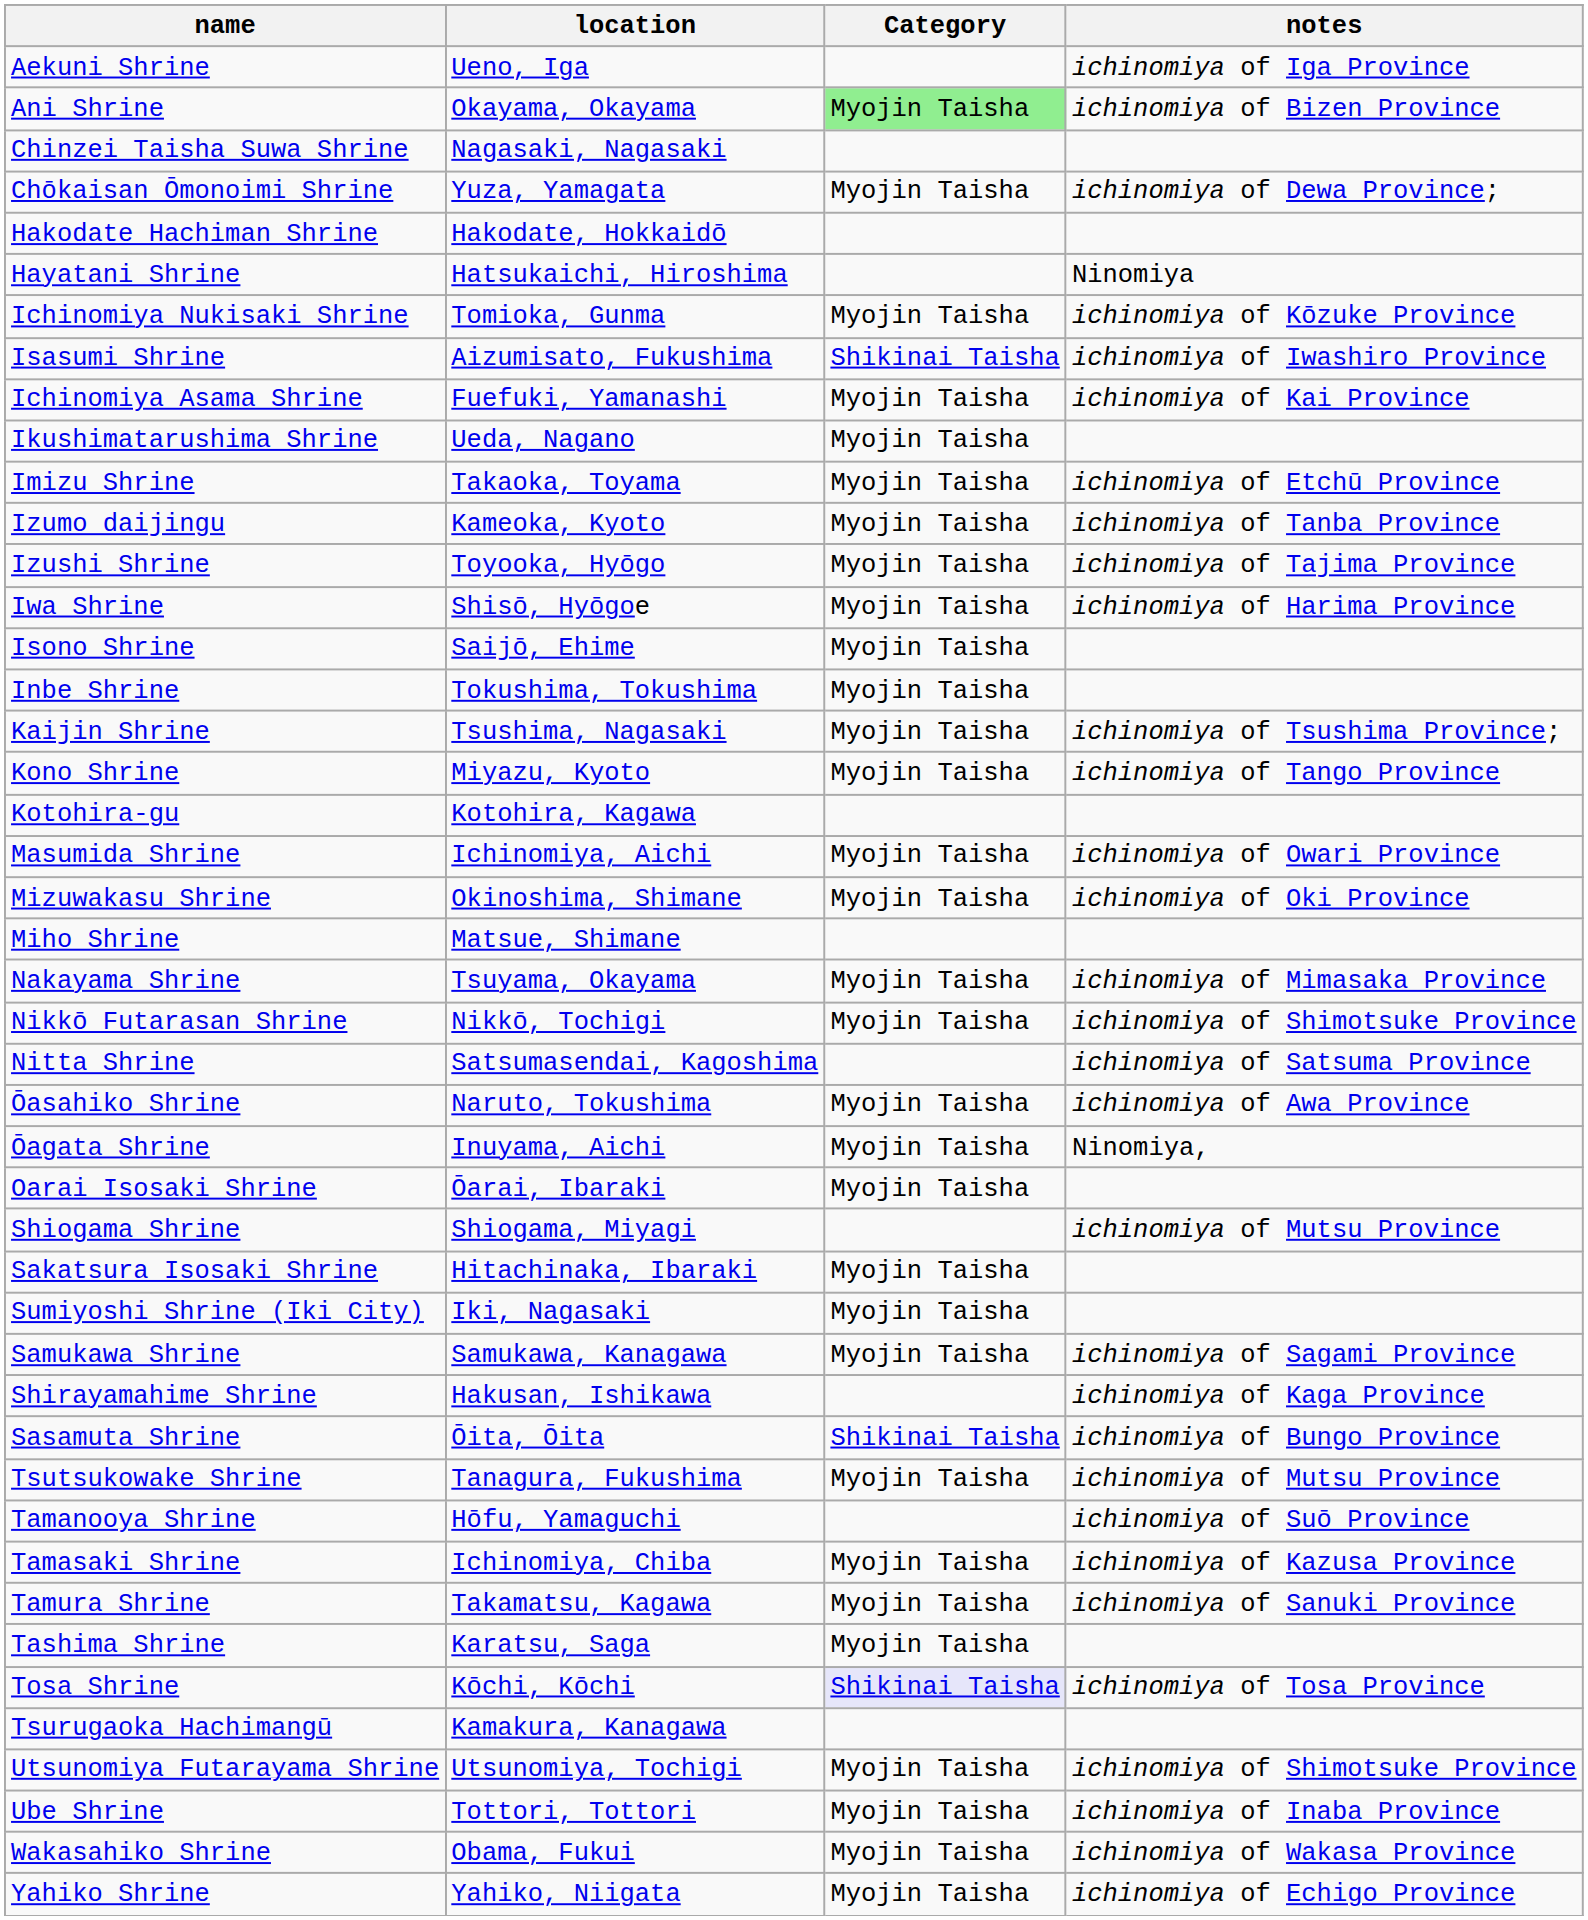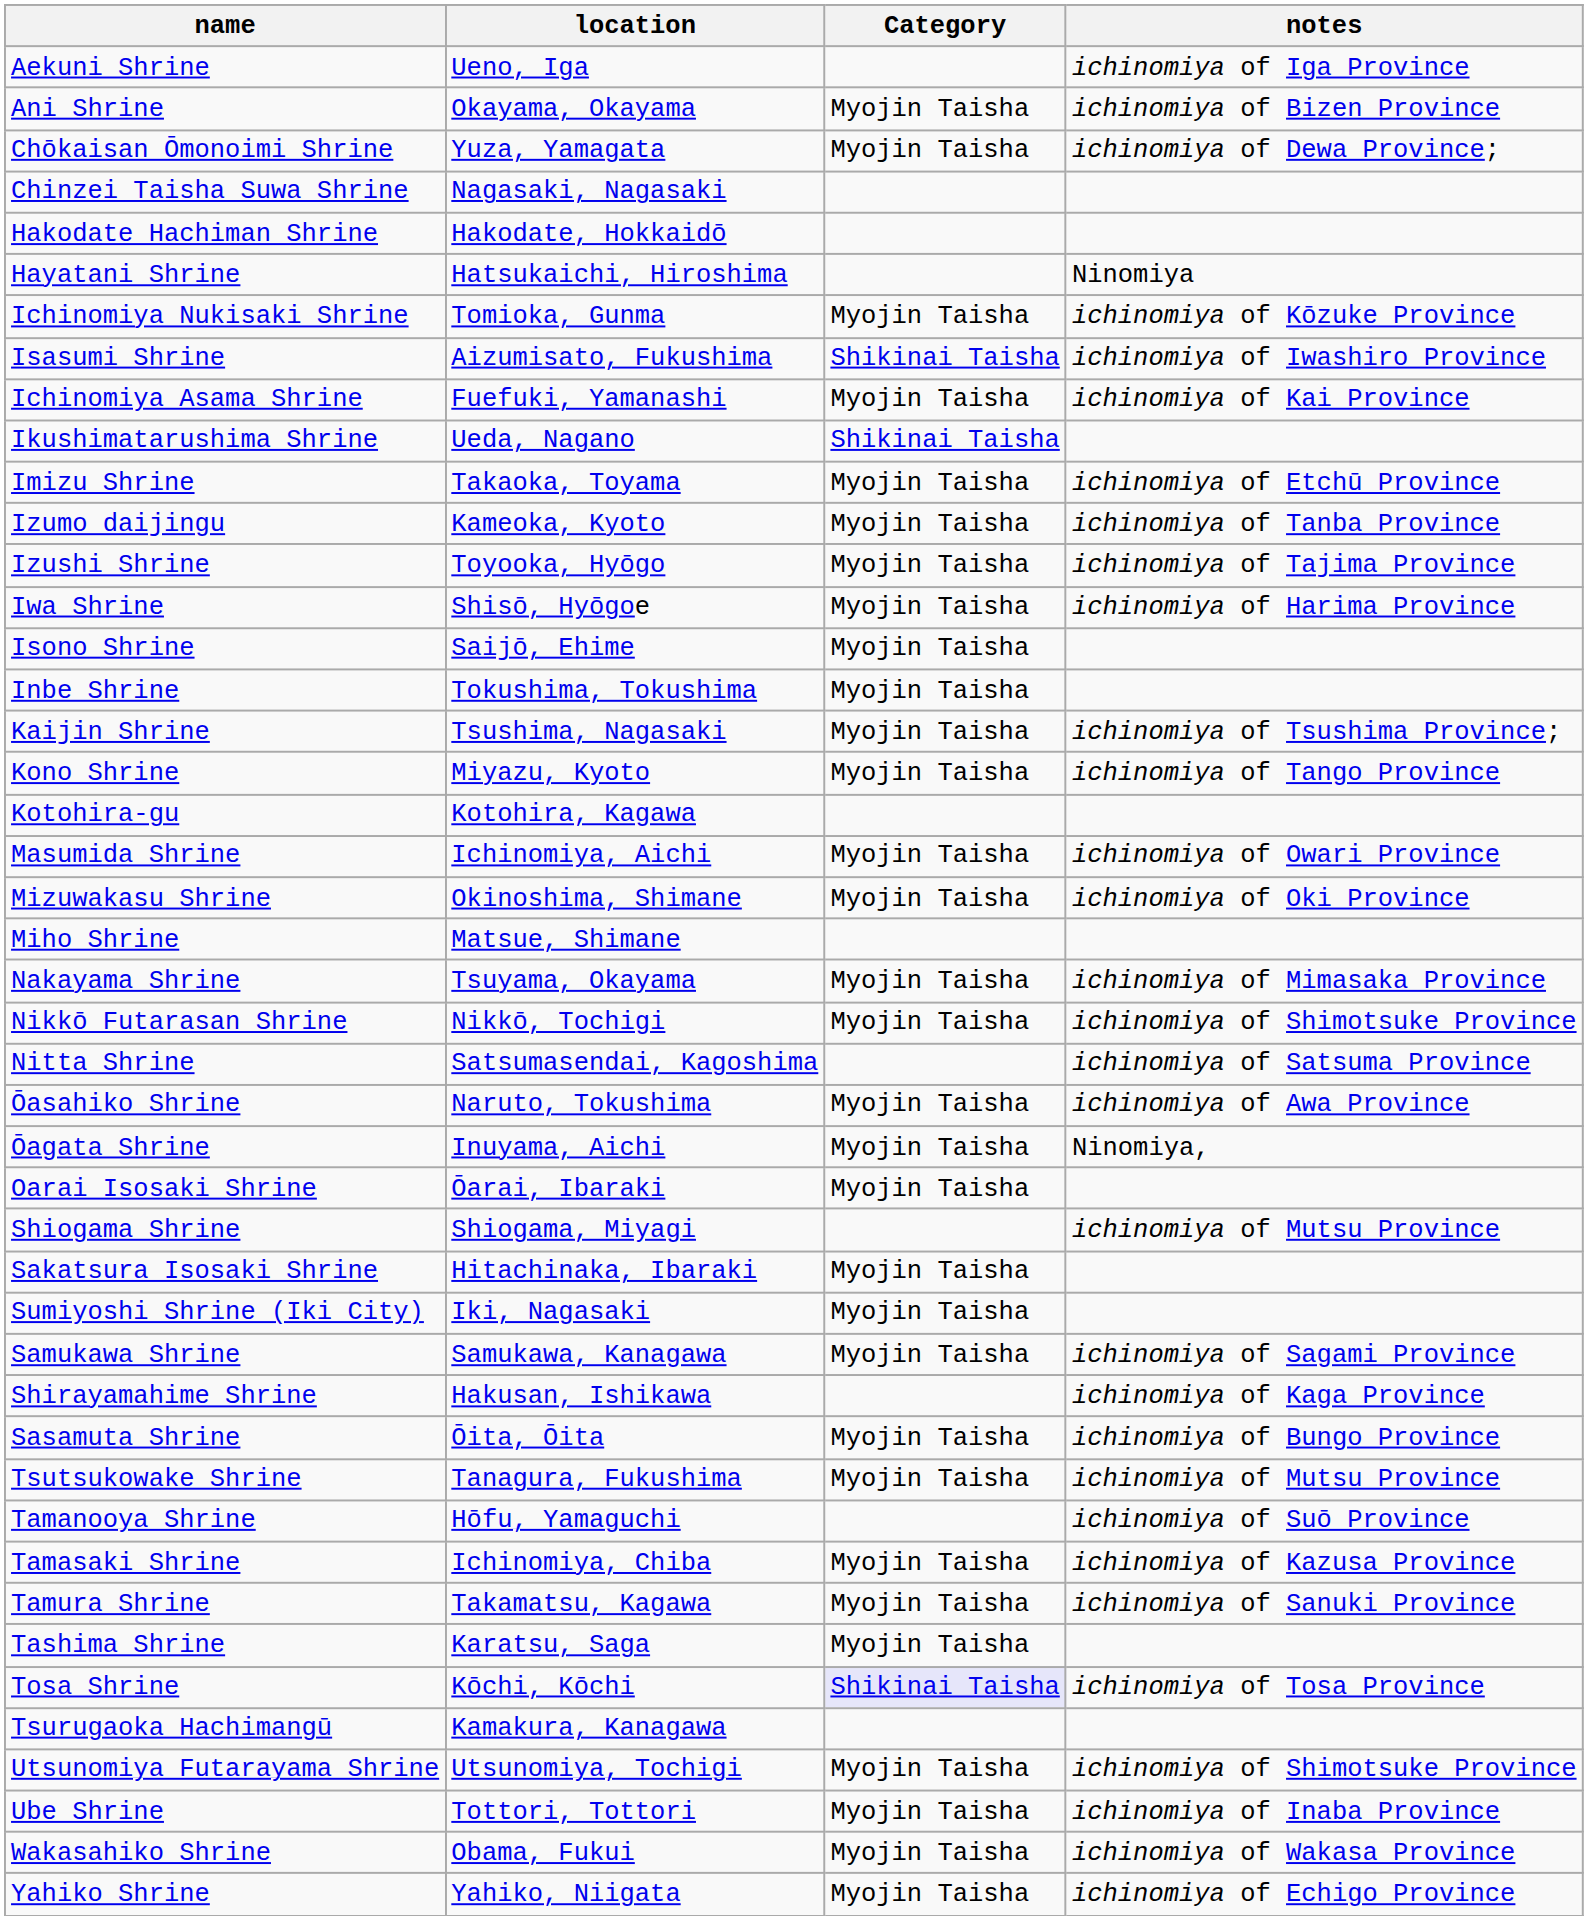(930, 109) lightgreen background -> (930, 109) no background
rows swapped: (202, 192) <-> (210, 150)
(930, 441) Myojin Taisha -> (945, 441) Shikinai Taisha
(945, 1438) Shikinai Taisha -> (930, 1438) Myojin Taisha
